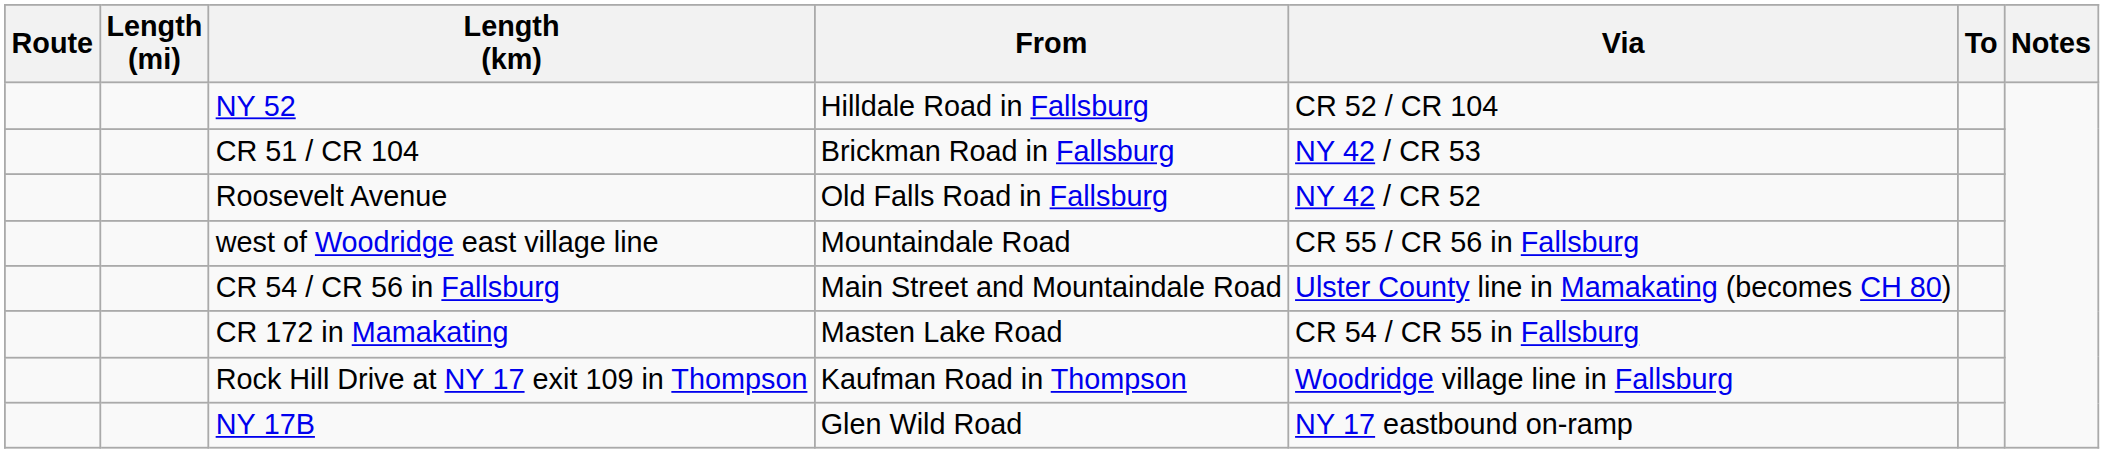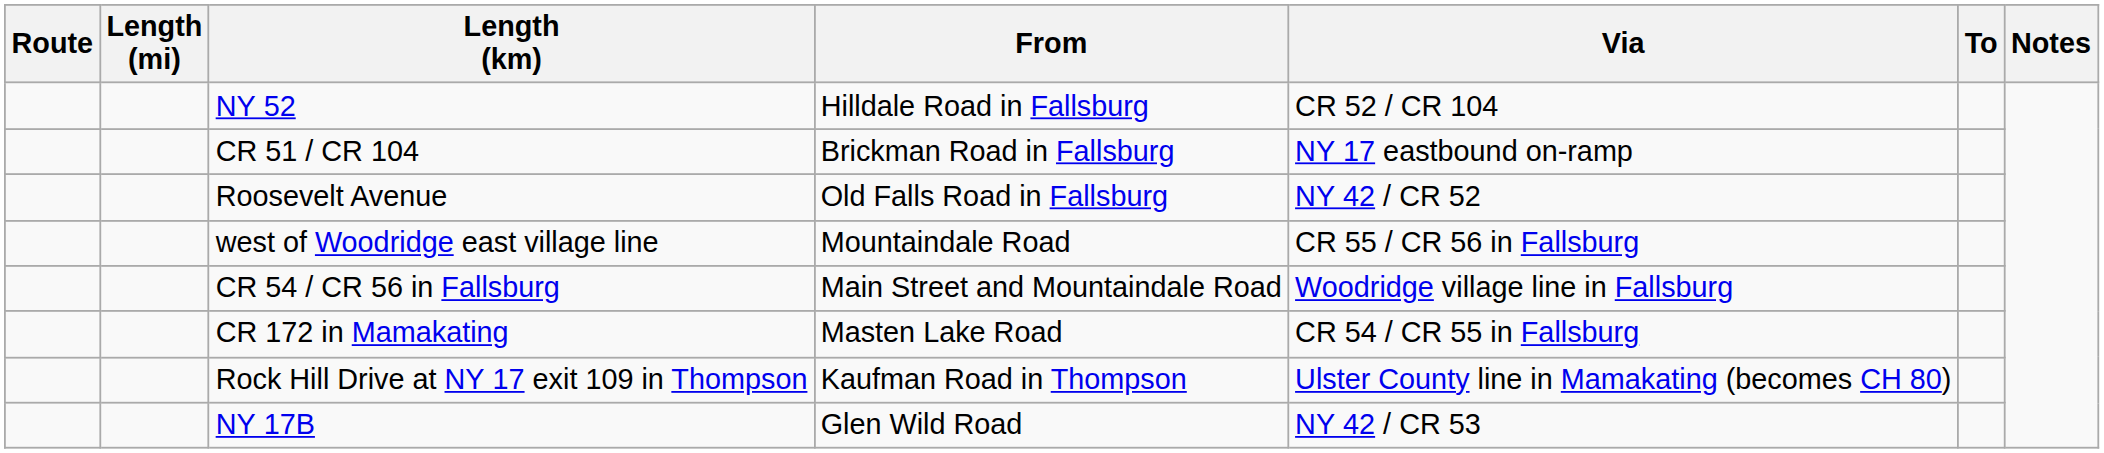(1388, 151) NY 42 / CR 53 -> (1464, 151) NY 17 eastbound on-ramp
(1623, 288) Ulster County line in Mamakating (becomes CH 80) -> (1514, 288) Woodridge village line in Fallsburg
(1514, 379) Woodridge village line in Fallsburg -> (1623, 379) Ulster County line in Mamakating (becomes CH 80)
(1464, 425) NY 17 eastbound on-ramp -> (1388, 425) NY 42 / CR 53
